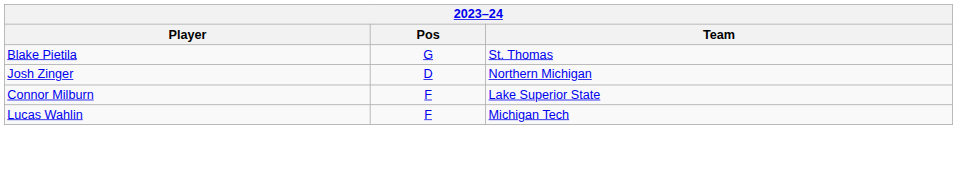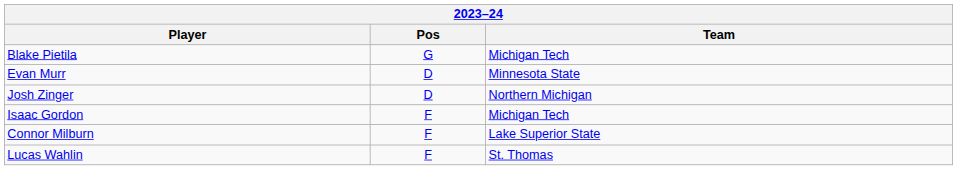(521, 54) St. Thomas -> (529, 54) Michigan Tech
+ row: (36, 74)
+ row: (45, 114)
(529, 114) Michigan Tech -> (521, 154) St. Thomas
